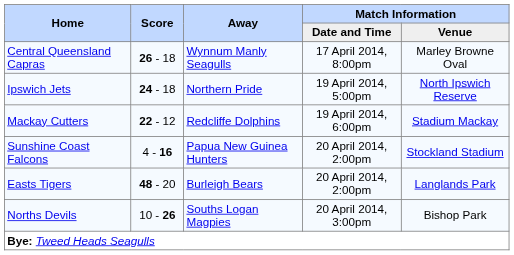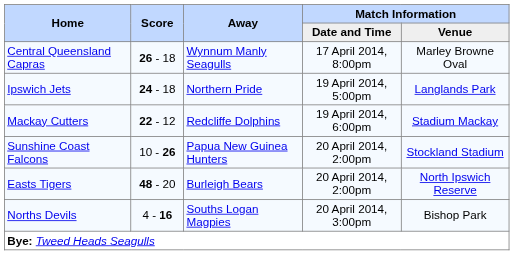(455, 89) North Ipswich Reserve -> (455, 89) Langlands Park
(157, 152) 4 - 16 -> (157, 152) 10 - 26
(455, 184) Langlands Park -> (455, 184) North Ipswich Reserve
(157, 215) 10 - 26 -> (157, 215) 4 - 16
